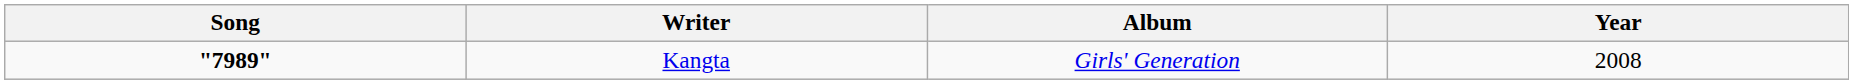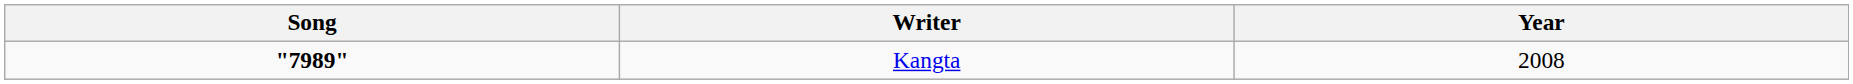- column: (1157, 23)
